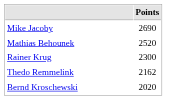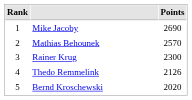+ column: (18, 12)
(147, 42) 2520 -> (173, 42) 2570
(147, 72) 2162 -> (173, 72) 2126
